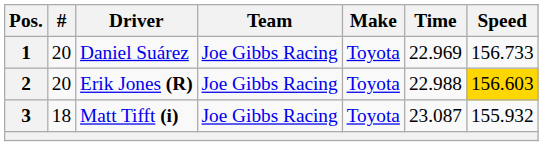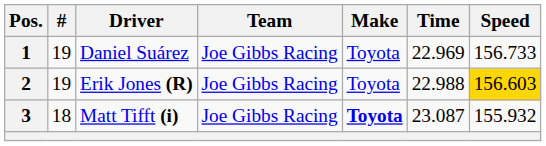(61, 52) 20 -> (61, 52) 19
(61, 84) 20 -> (61, 84) 19
(373, 116) normal -> (375, 116) bold
